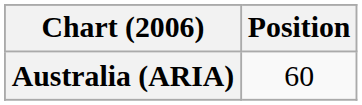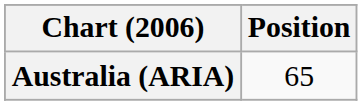(299, 75) 60 -> (299, 75) 65
